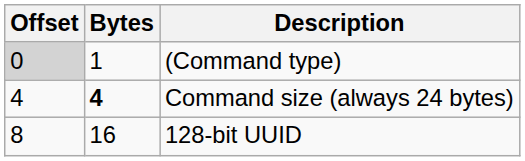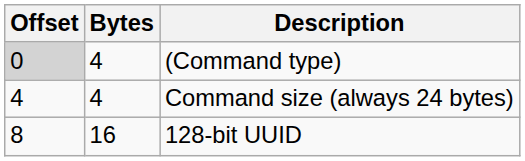(96, 60) 1 -> (96, 60) 4
(96, 98) bold -> (96, 98) normal
